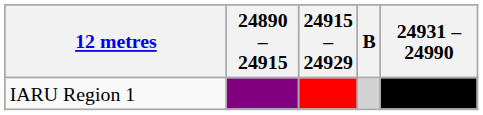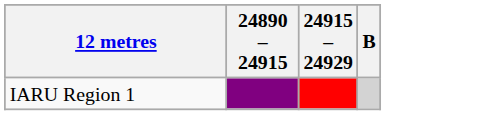- column: (429, 42)
